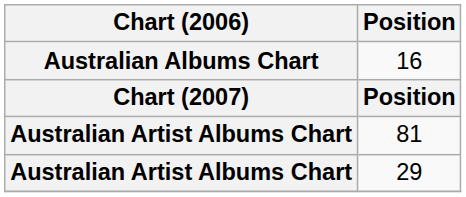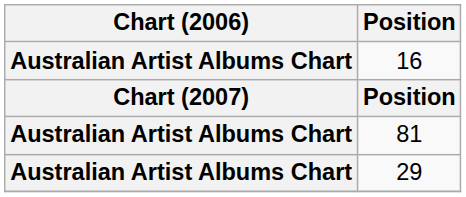(181, 60) Australian Albums Chart -> (181, 60) Australian Artist Albums Chart
